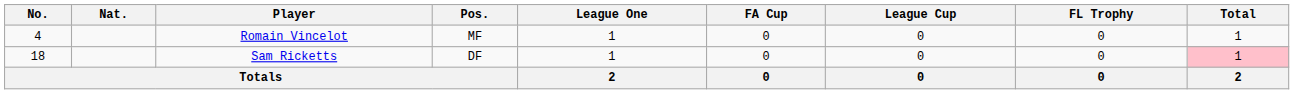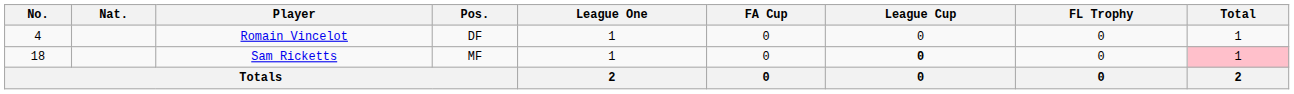(475, 36) MF -> (475, 36) DF
(475, 57) DF -> (475, 57) MF
(921, 57) normal -> (921, 57) bold
